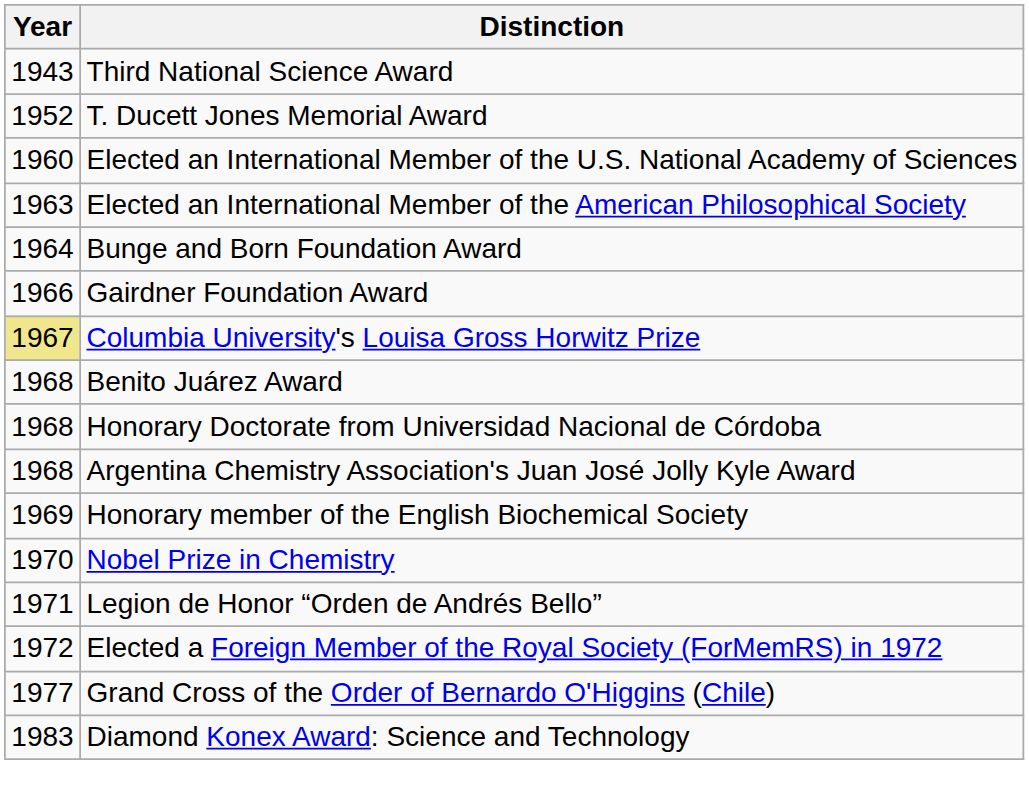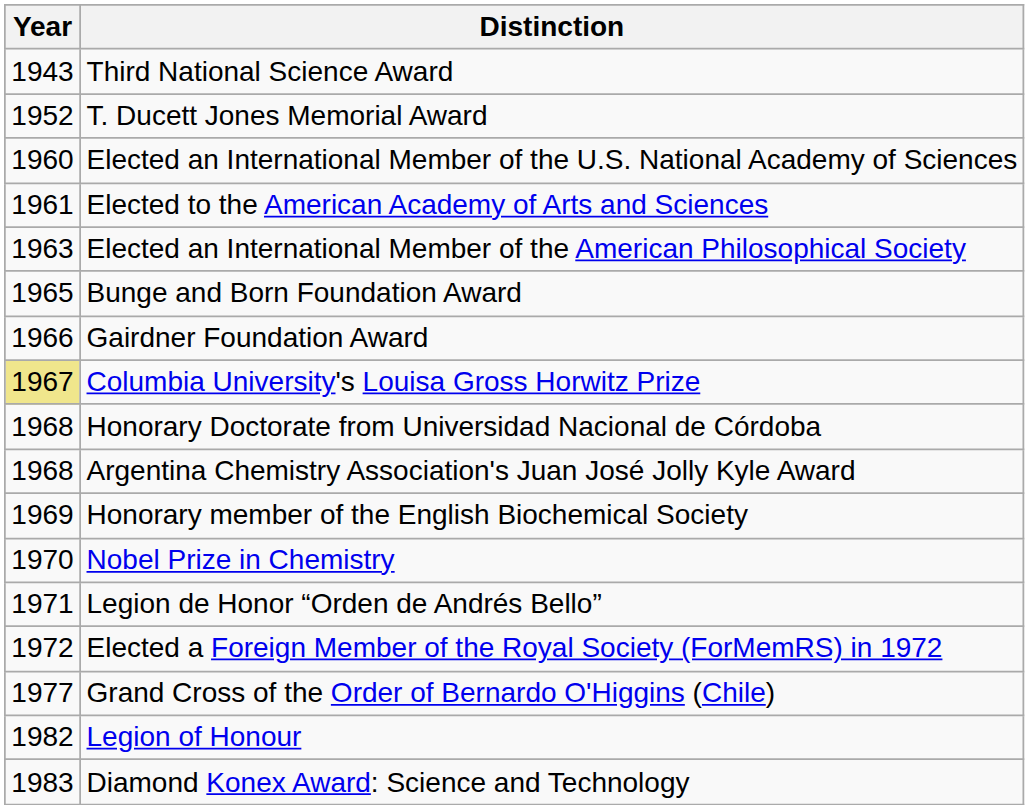+ row: (427, 204)
(42, 248) 1964 -> (42, 293) 1965
- row: (215, 381)
+ row: (194, 737)
